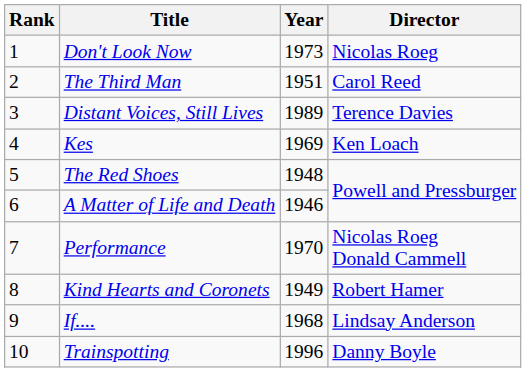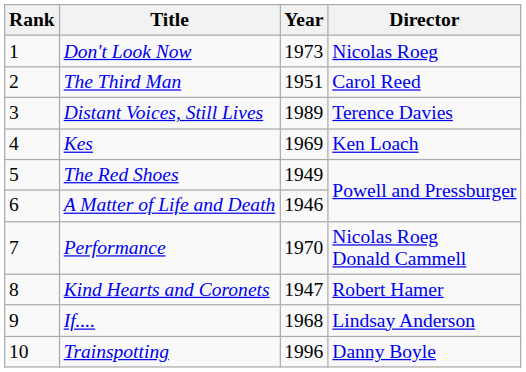(304, 174) 1948 -> (304, 174) 1949
(304, 289) 1949 -> (304, 289) 1947
